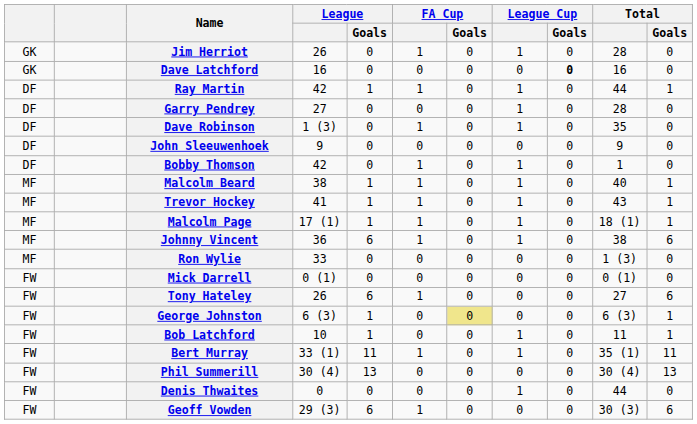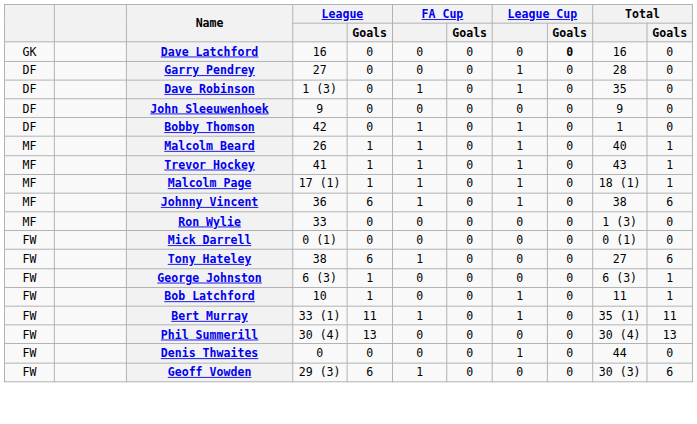- row: (210, 52)
- row: (210, 89)
(320, 184) 38 -> (320, 146) 26
(320, 297) 26 -> (320, 259) 38
(470, 316) khaki background -> (470, 278) no background
